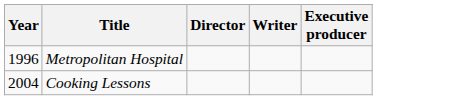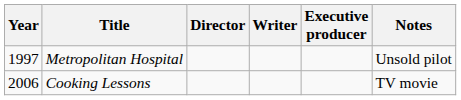+ column: (414, 25)
(23, 58) 1996 -> (23, 58) 1997
(23, 82) 2004 -> (23, 82) 2006
